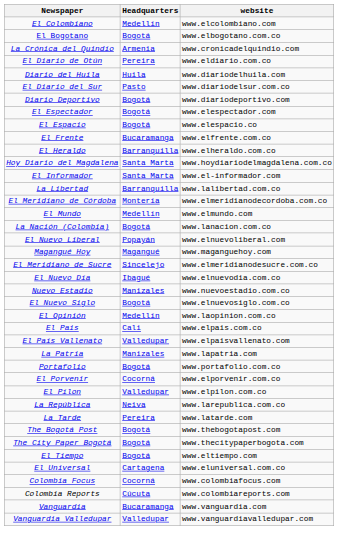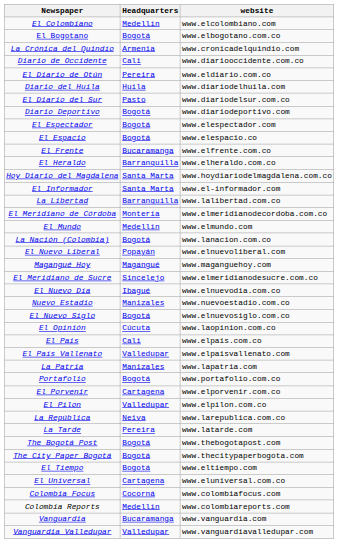+ row: (62, 62)
(141, 316) Medellín -> (136, 328) Cúcuta
(139, 379) Cocorná -> (143, 392) Cartagena
(136, 494) Cúcuta -> (141, 506) Medellín
